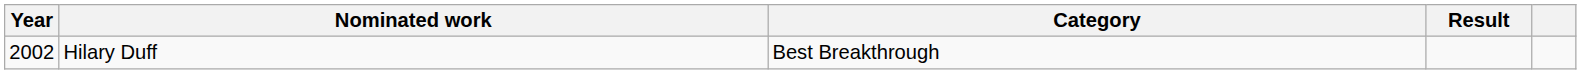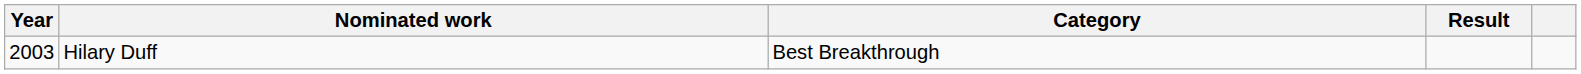(32, 52) 2002 -> (32, 52) 2003
